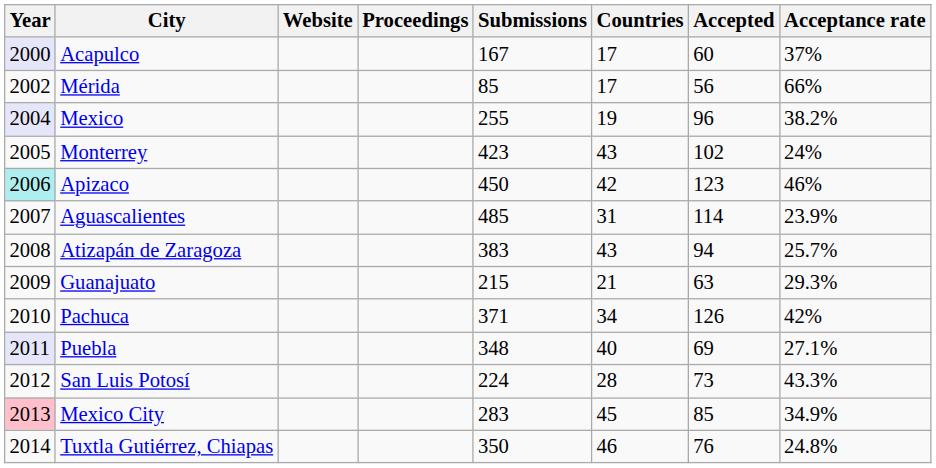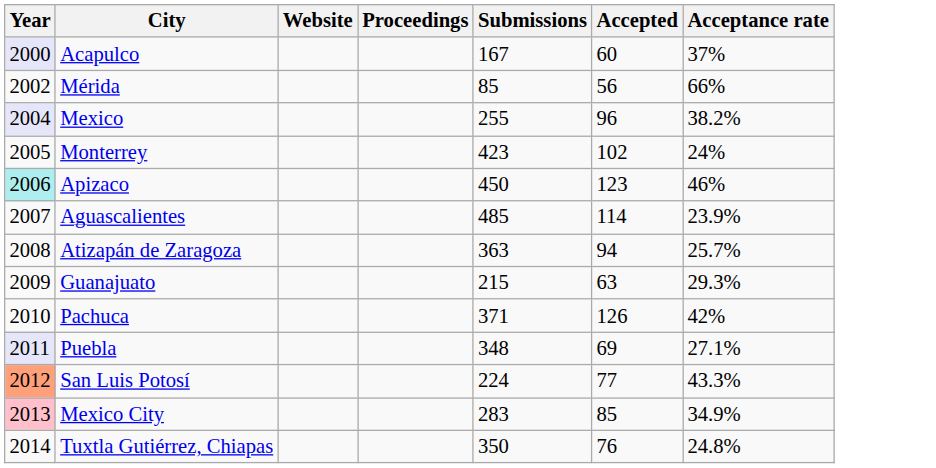- column: (640, 20)
(493, 250) 383 -> (493, 250) 363
(30, 380) no background -> (30, 380) lightsalmon background
(703, 380) 73 -> (607, 380) 77
